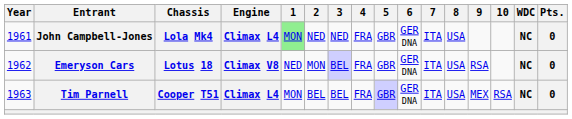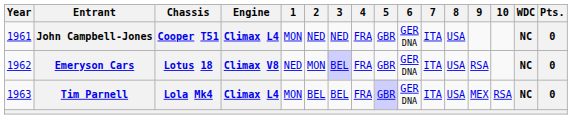(188, 36) Lola Mk4 -> (188, 36) Cooper T51
(293, 36) lightgreen background -> (293, 36) no background
(188, 94) Cooper T51 -> (188, 94) Lola Mk4
